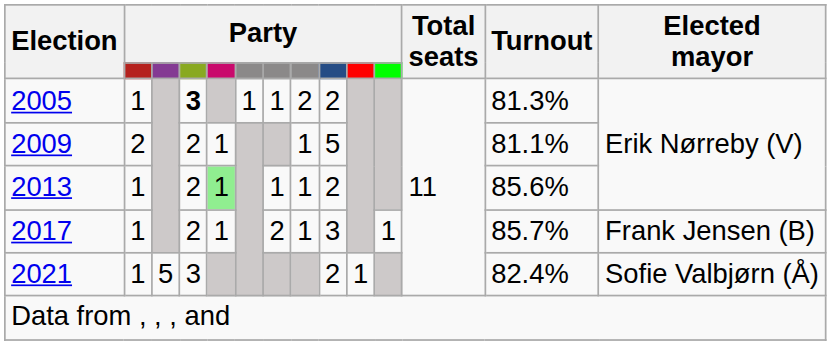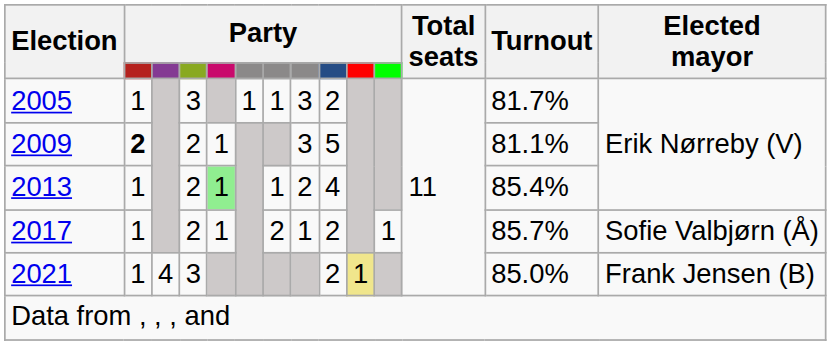(193, 100) bold -> (193, 100) normal
(305, 100) 2 -> (305, 100) 3
(530, 100) 81.3% -> (530, 100) 81.7%
(138, 143) normal -> (138, 143) bold
(305, 143) 1 -> (305, 143) 3
(305, 187) 1 -> (305, 187) 2
(333, 187) 2 -> (333, 187) 4
(530, 187) 85.6% -> (530, 187) 85.4%
(333, 230) 3 -> (333, 230) 2
(710, 230) Frank Jensen (B) -> (712, 230) Sofie Valbjørn (Å)
(166, 273) 5 -> (166, 273) 4
(361, 273) no background -> (361, 273) khaki background
(530, 273) 82.4% -> (530, 273) 85.0%
(712, 273) Sofie Valbjørn (Å) -> (710, 273) Frank Jensen (B)
